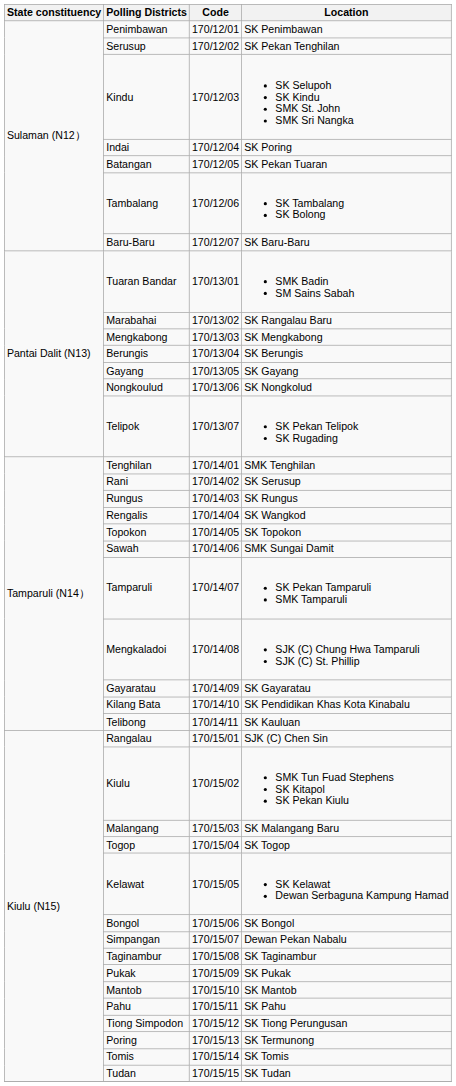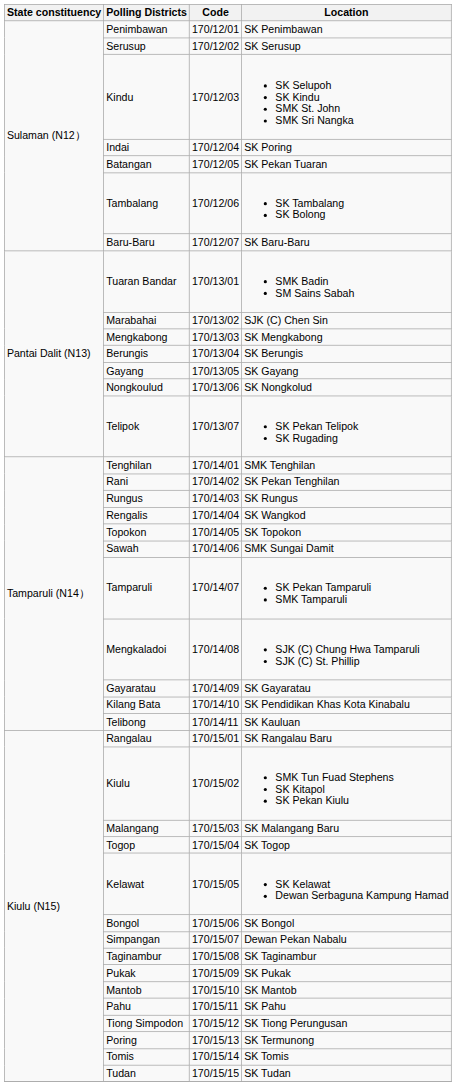(292, 46) SK Pekan Tenghilan -> (272, 46) SK Serusup
(288, 320) SK Rangalau Baru -> (286, 320) SJK (C) Chen Sin
(272, 482) SK Serusup -> (292, 482) SK Pekan Tenghilan
(286, 738) SJK (C) Chen Sin -> (288, 738) SK Rangalau Baru
